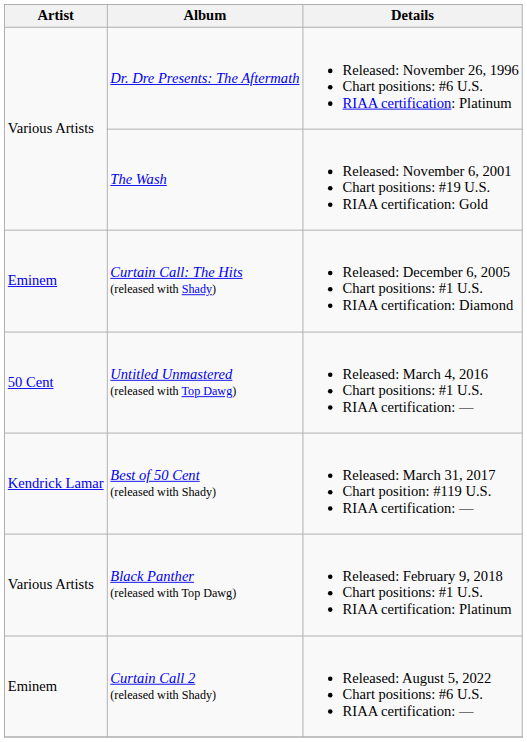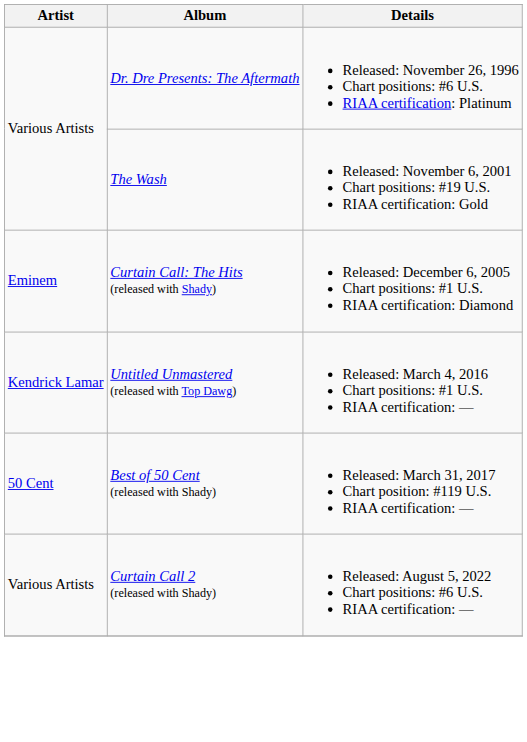(31, 382) 50 Cent -> (56, 382) Kendrick Lamar
(56, 483) Kendrick Lamar -> (31, 483) 50 Cent
- row: (173, 585)
(32, 686) Eminem -> (51, 585) Various Artists
